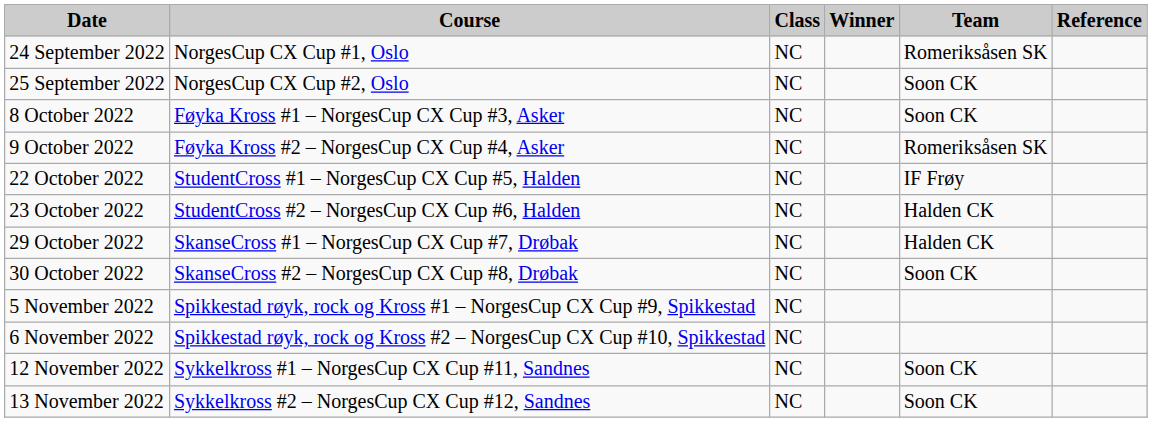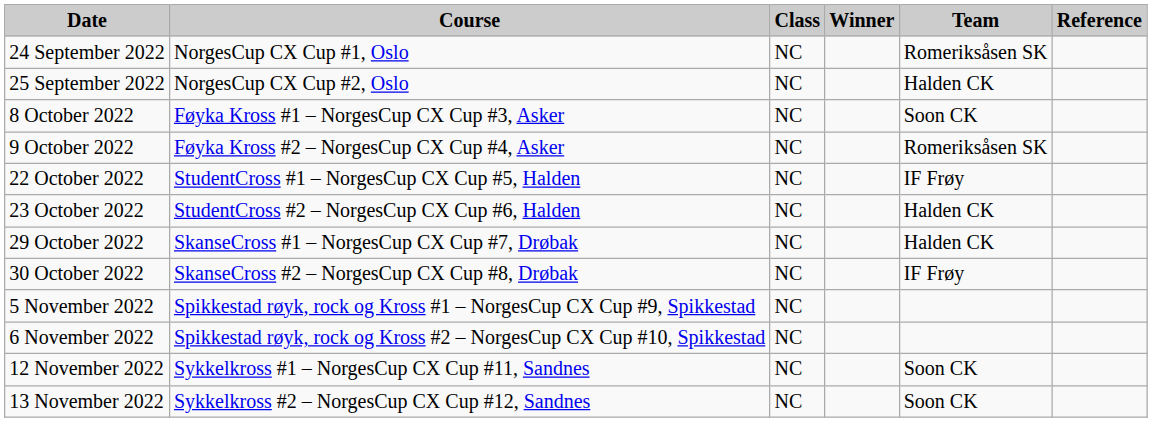(941, 83) Soon CK -> (949, 83) Halden CK
(941, 274) Soon CK -> (934, 274) IF Frøy
